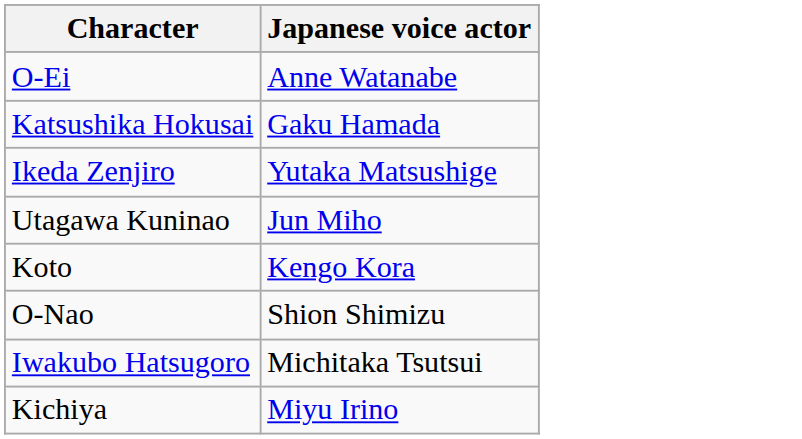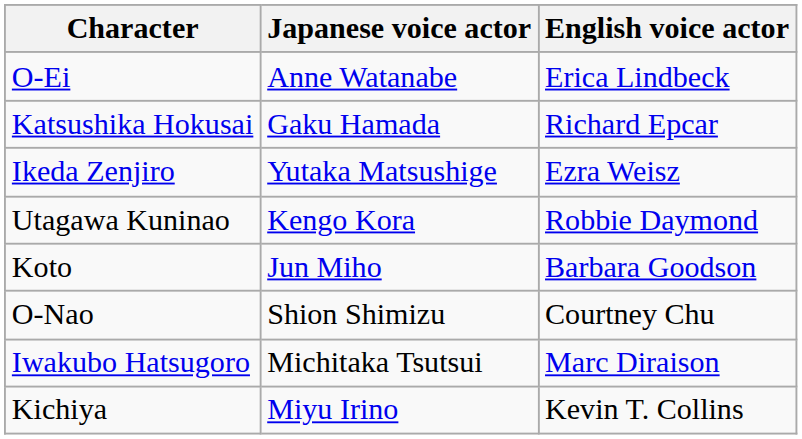+ column: (667, 28)
(324, 219) Jun Miho -> (341, 219) Kengo Kora
(341, 266) Kengo Kora -> (324, 266) Jun Miho
